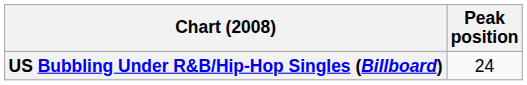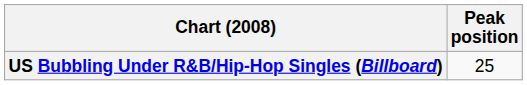(485, 65) 24 -> (485, 65) 25
